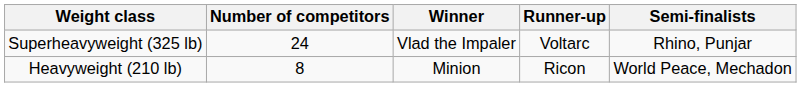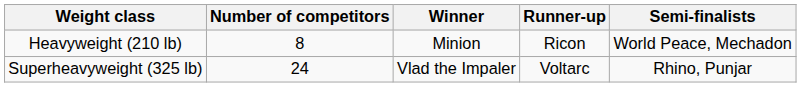rows swapped: (105, 43) <-> (105, 69)
